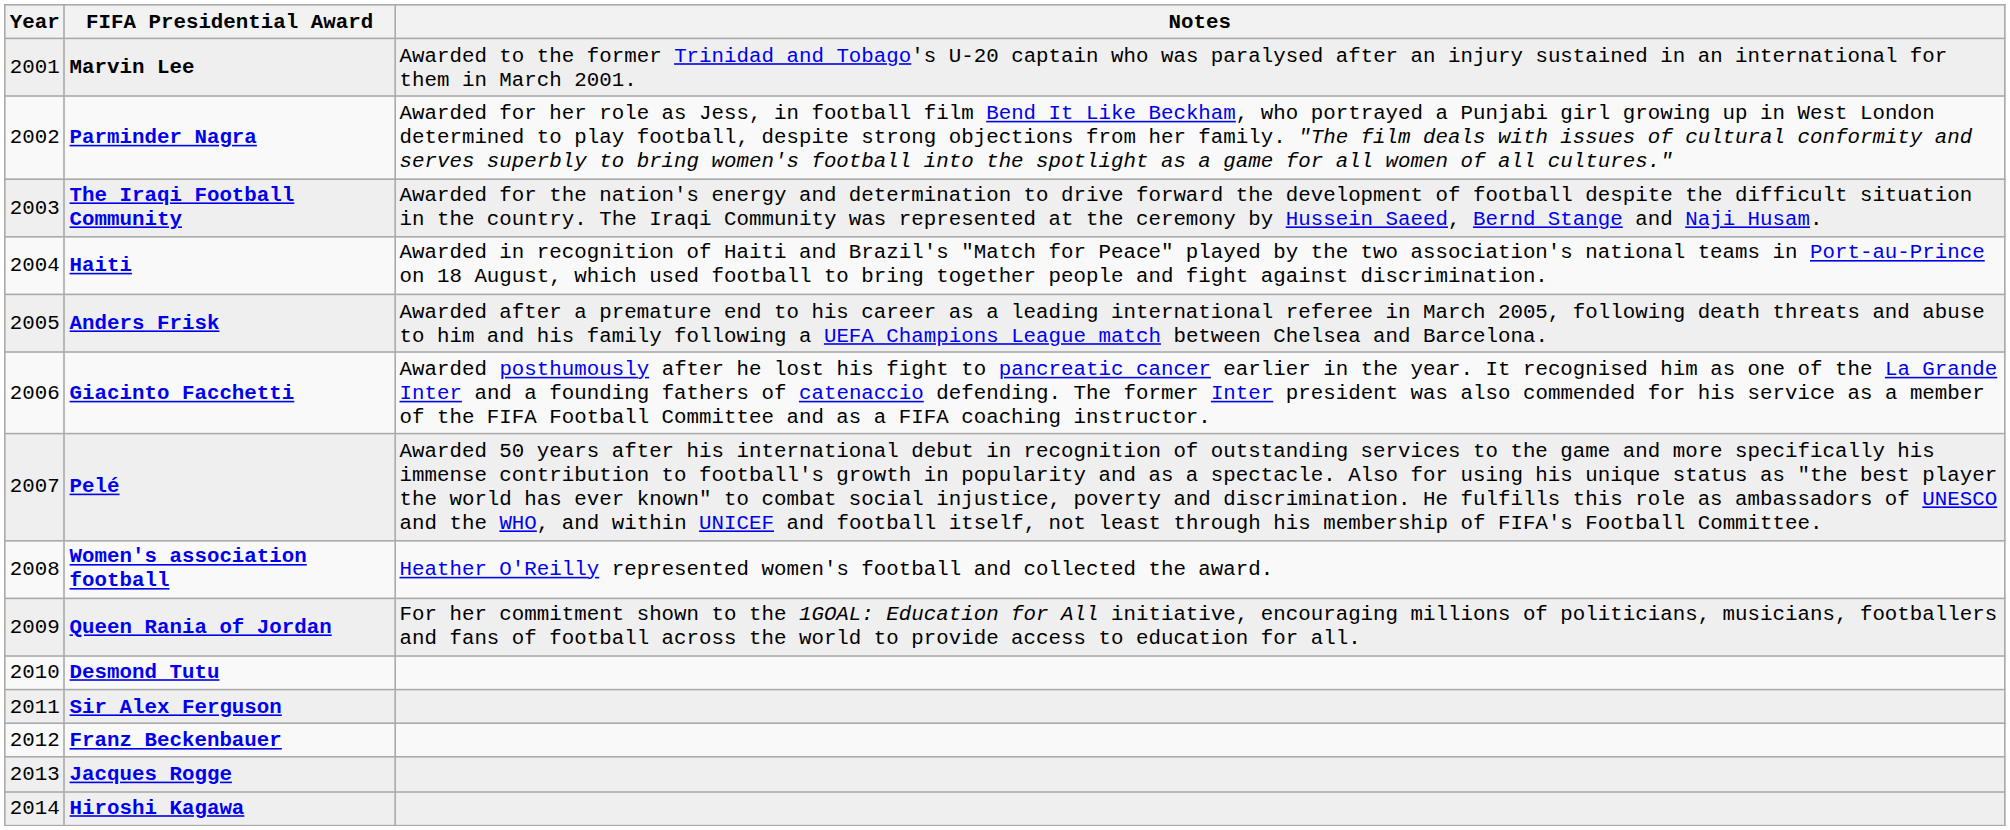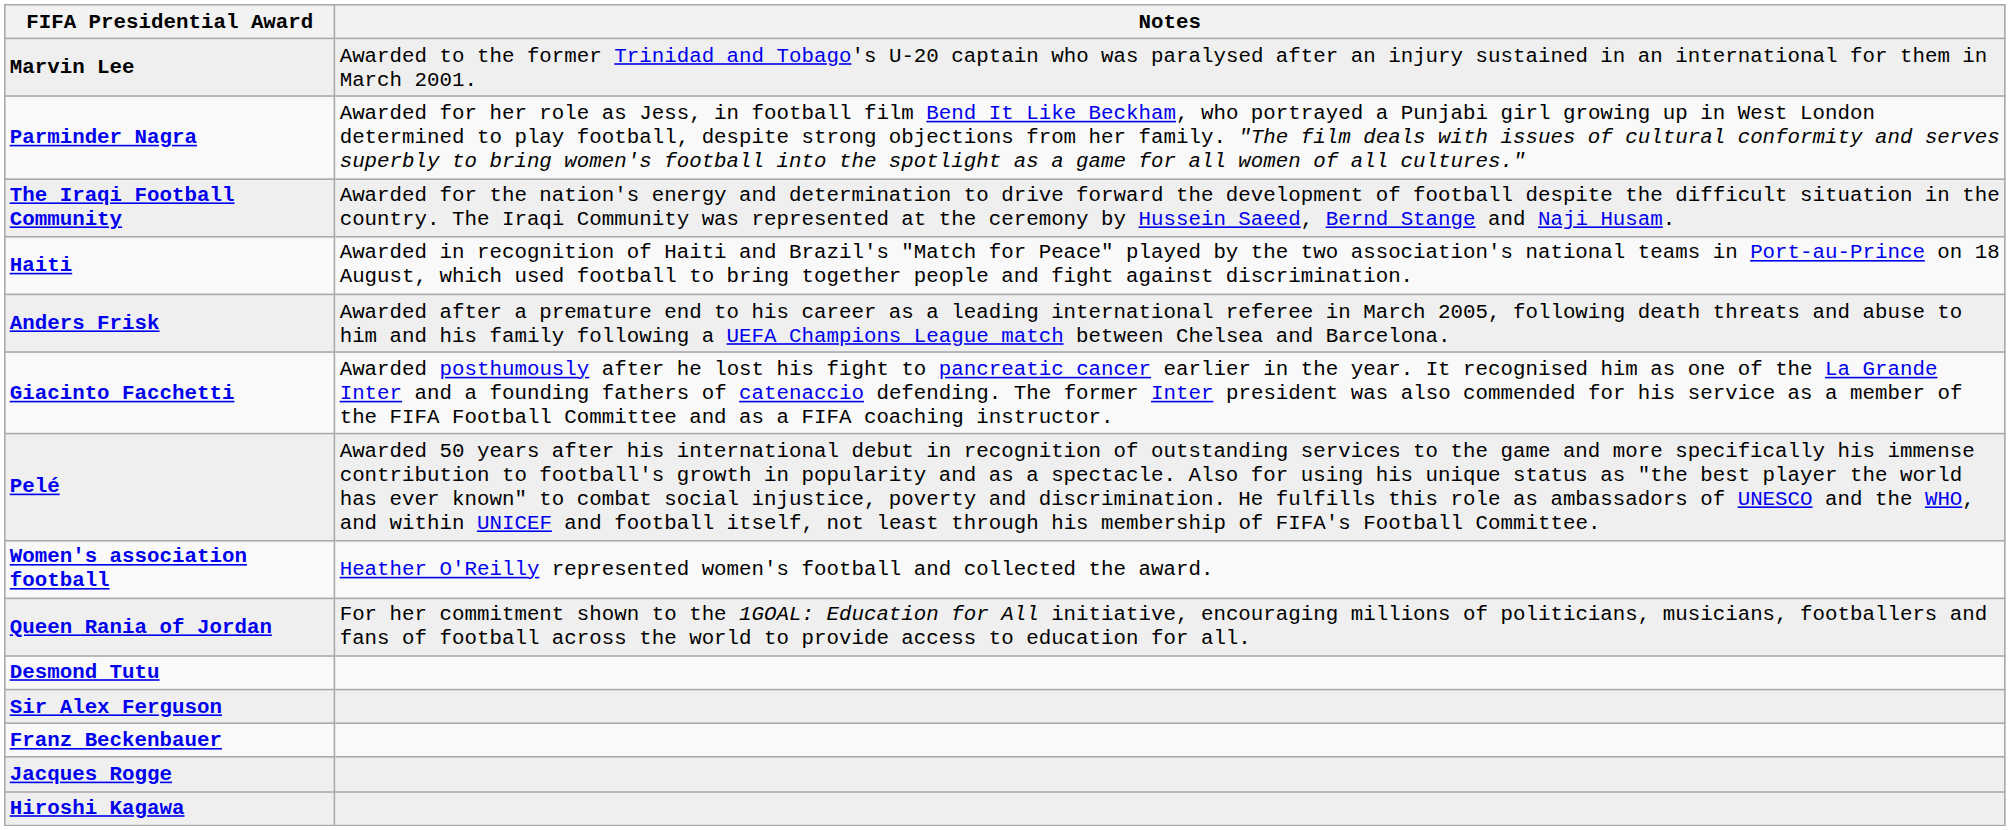- column: (35, 22)
